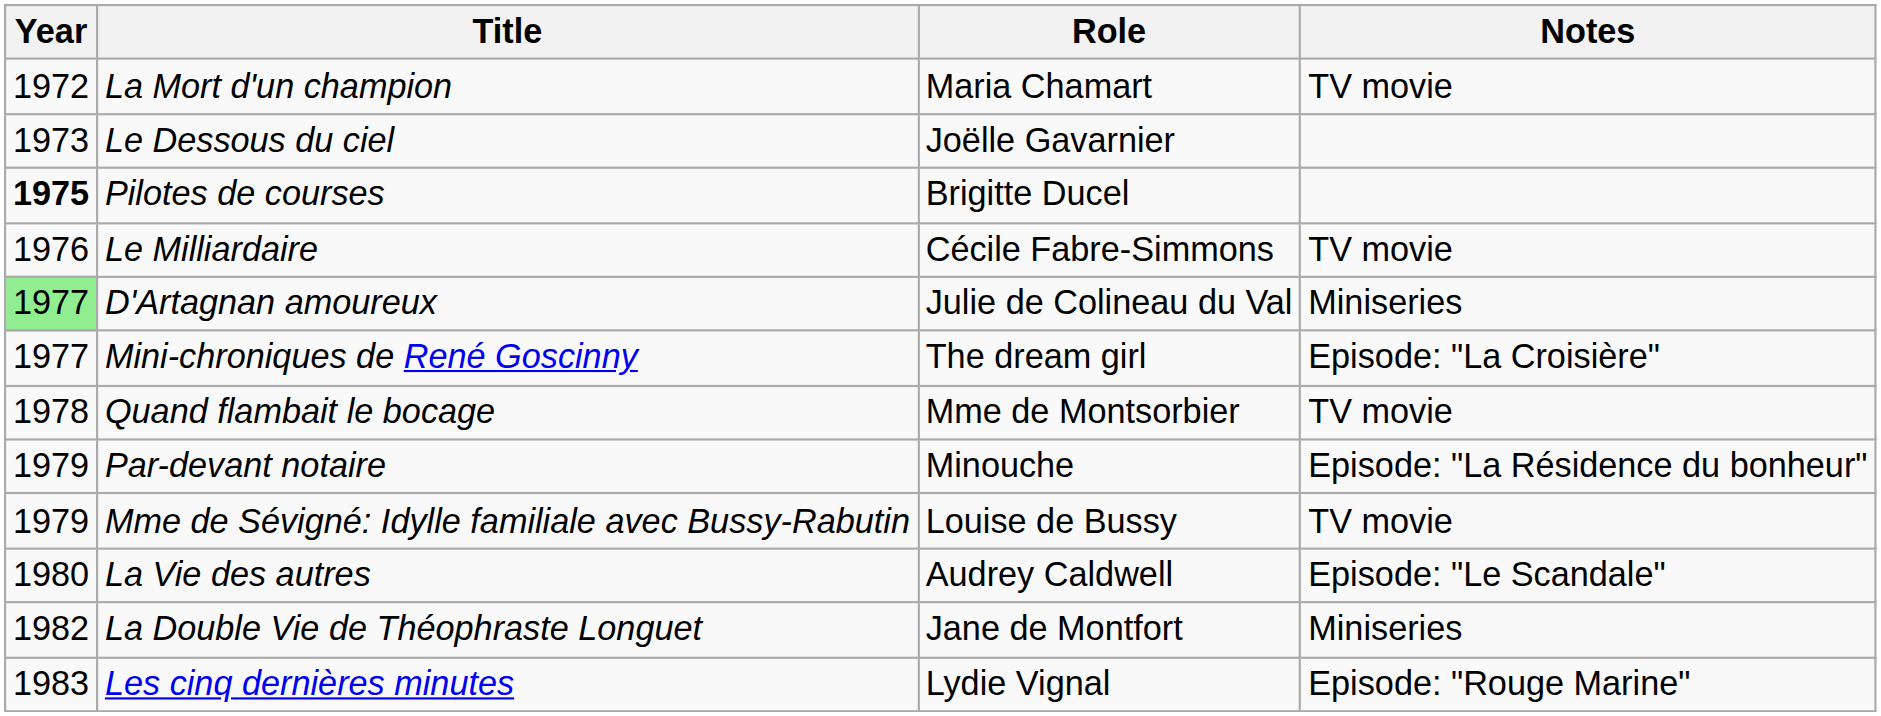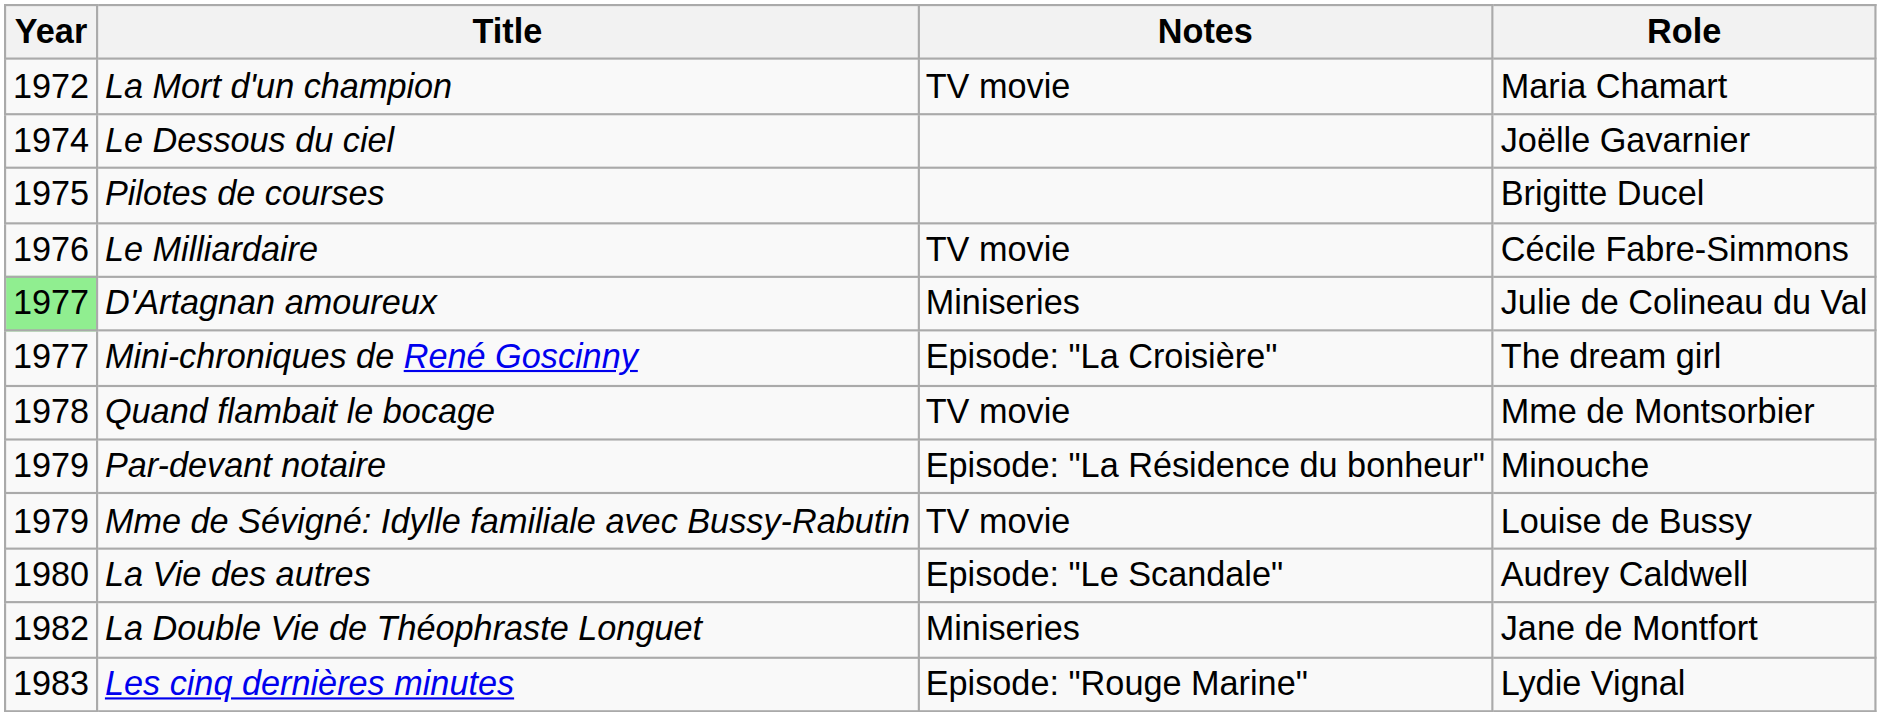columns swapped: (1109, 31) <-> (1588, 31)
(51, 140) 1973 -> (51, 140) 1974
(51, 194) bold -> (51, 194) normal
